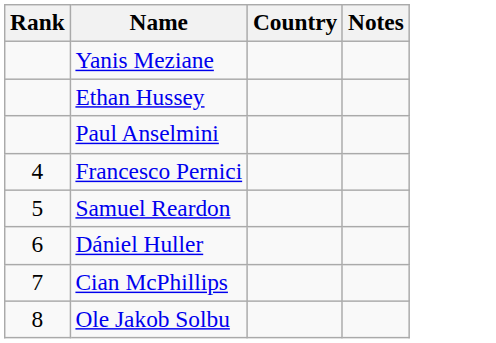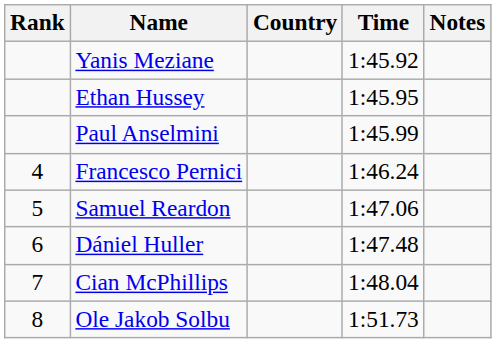+ column: (383, 23)
